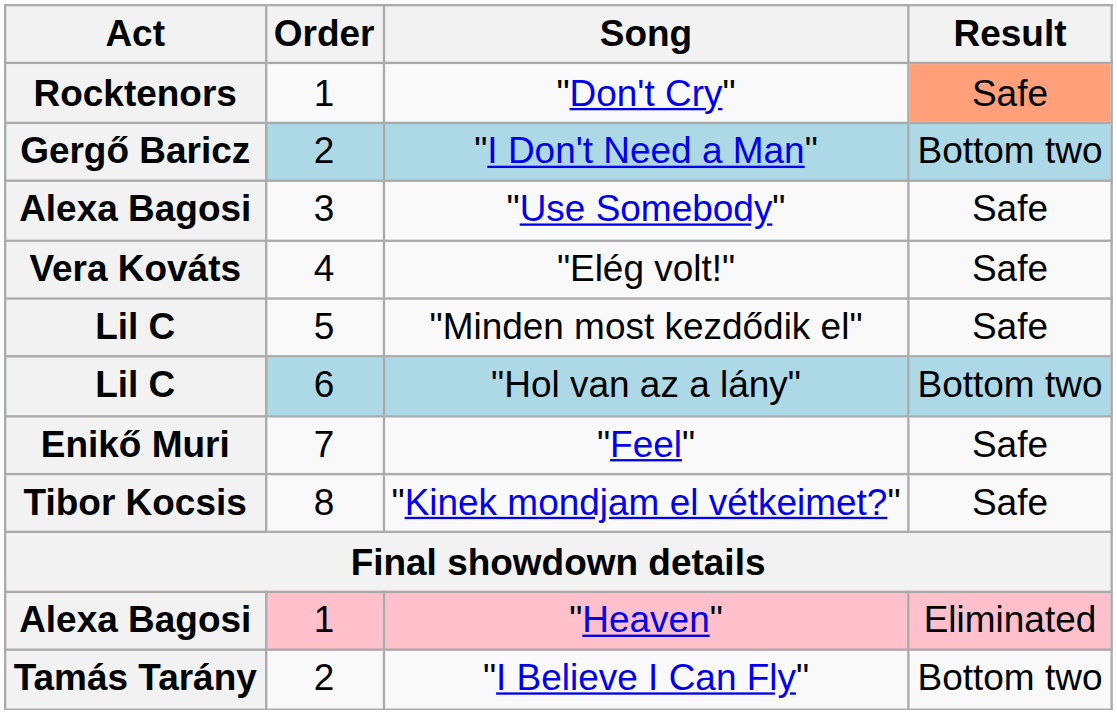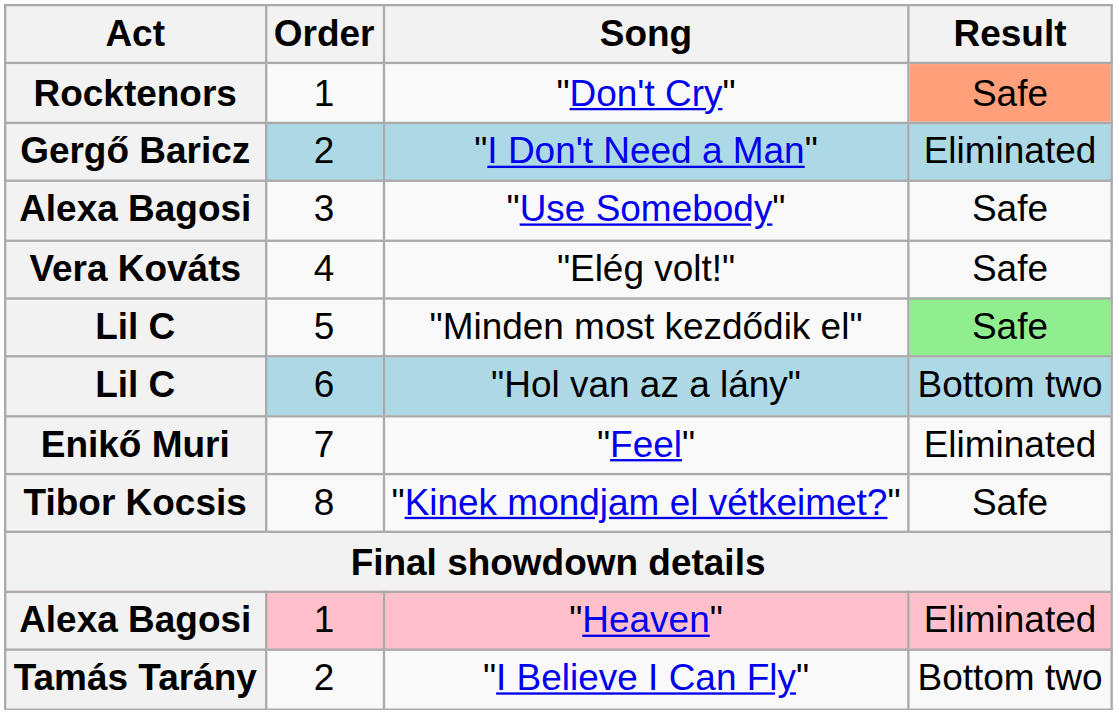(1010, 151) Bottom two -> (1010, 151) Eliminated
(1010, 326) no background -> (1010, 326) lightgreen background
(1010, 444) Safe -> (1010, 444) Eliminated
